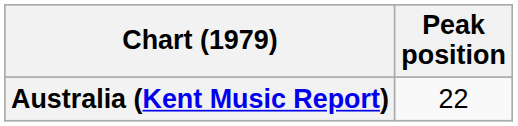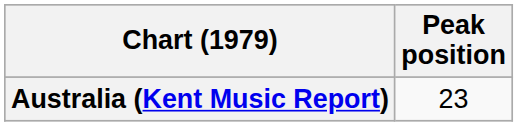(454, 98) 22 -> (454, 98) 23
